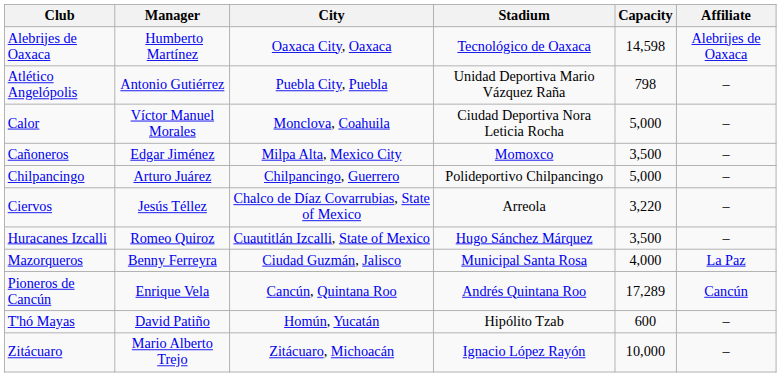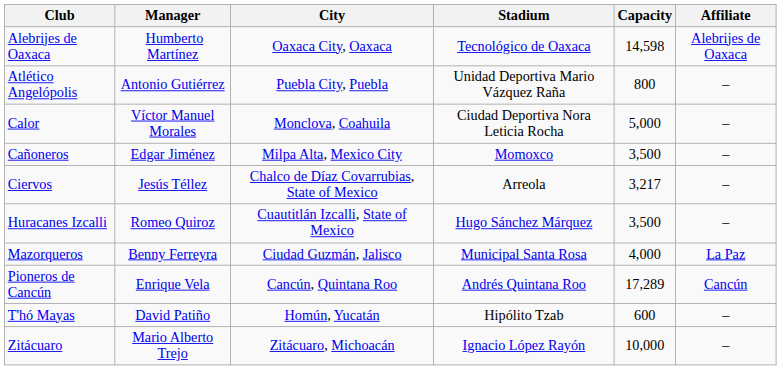(645, 84) 798 -> (645, 84) 800
- row: (46, 176)
(645, 207) 3,220 -> (645, 184) 3,217
